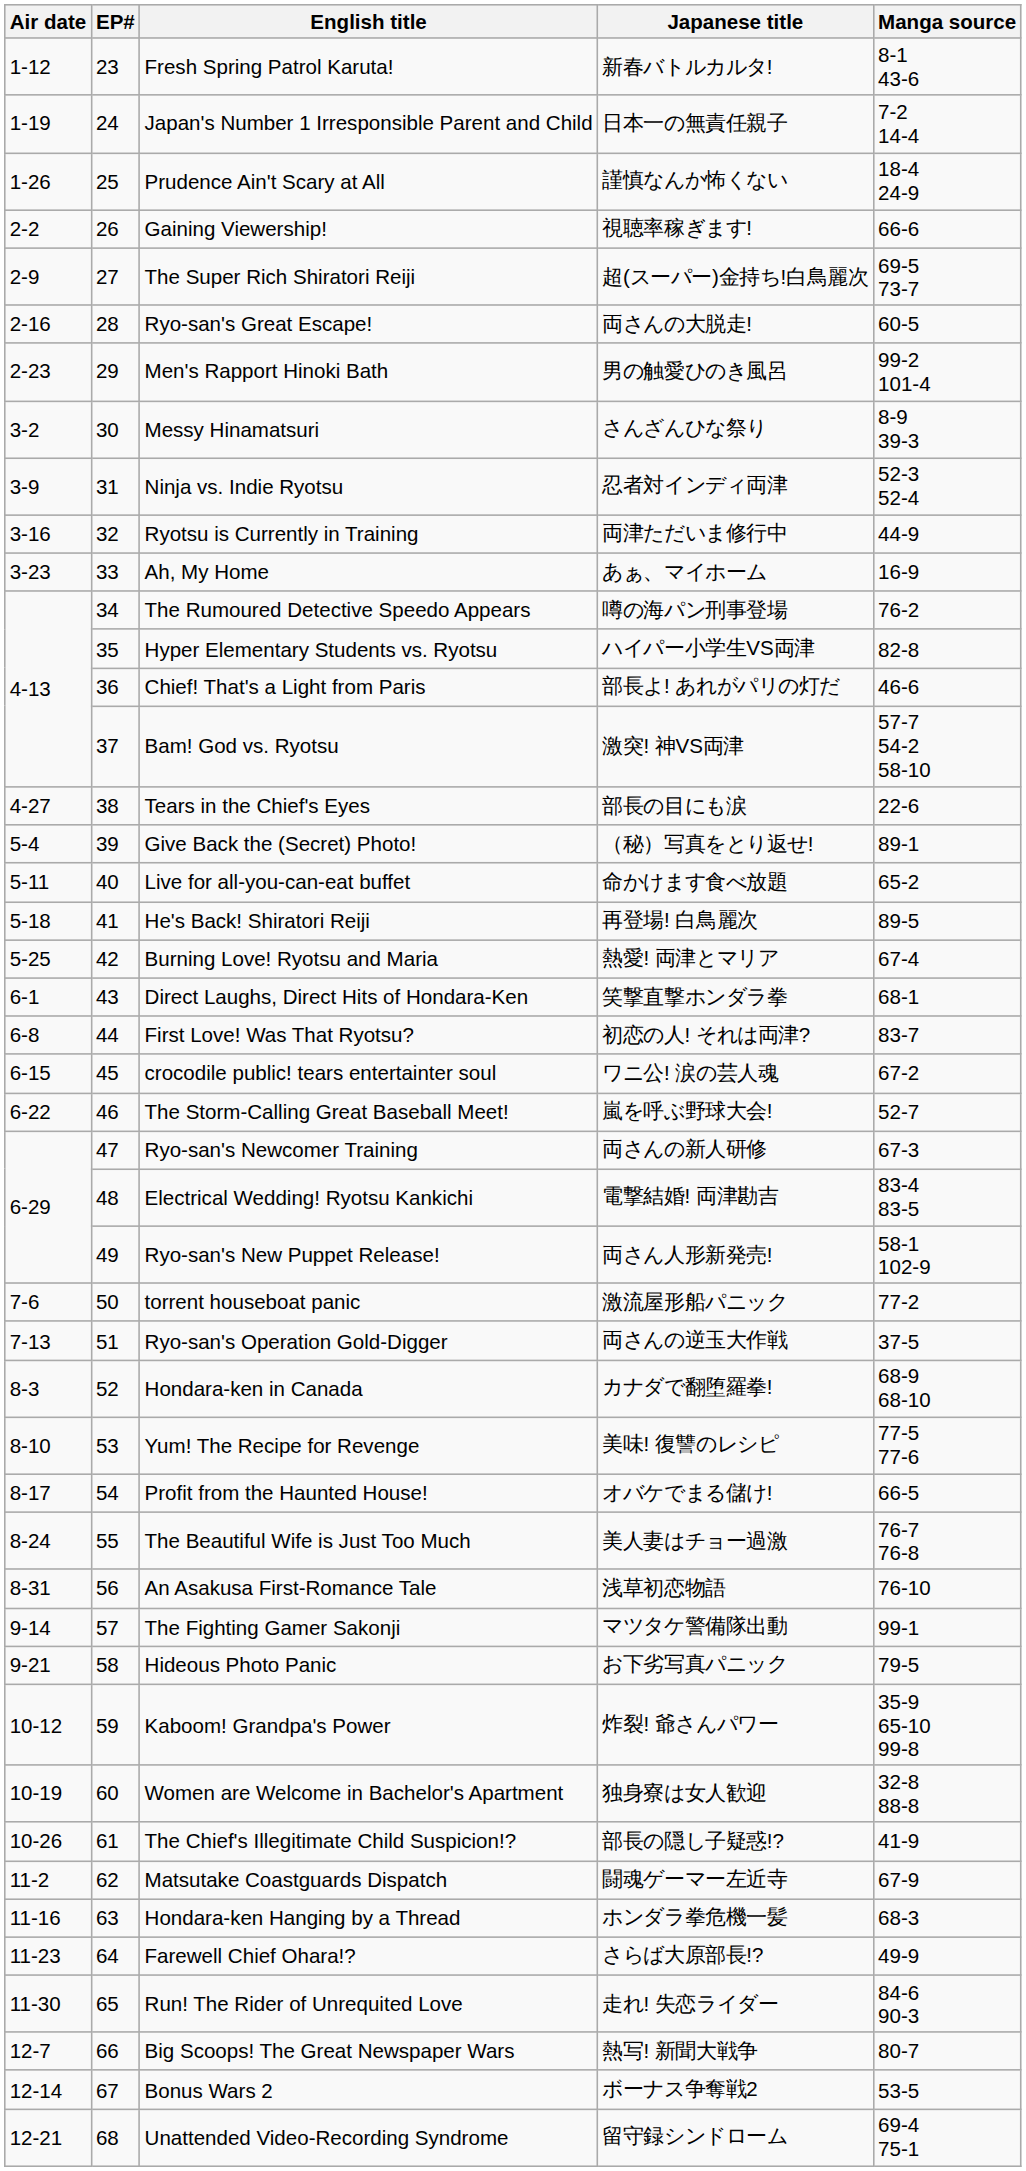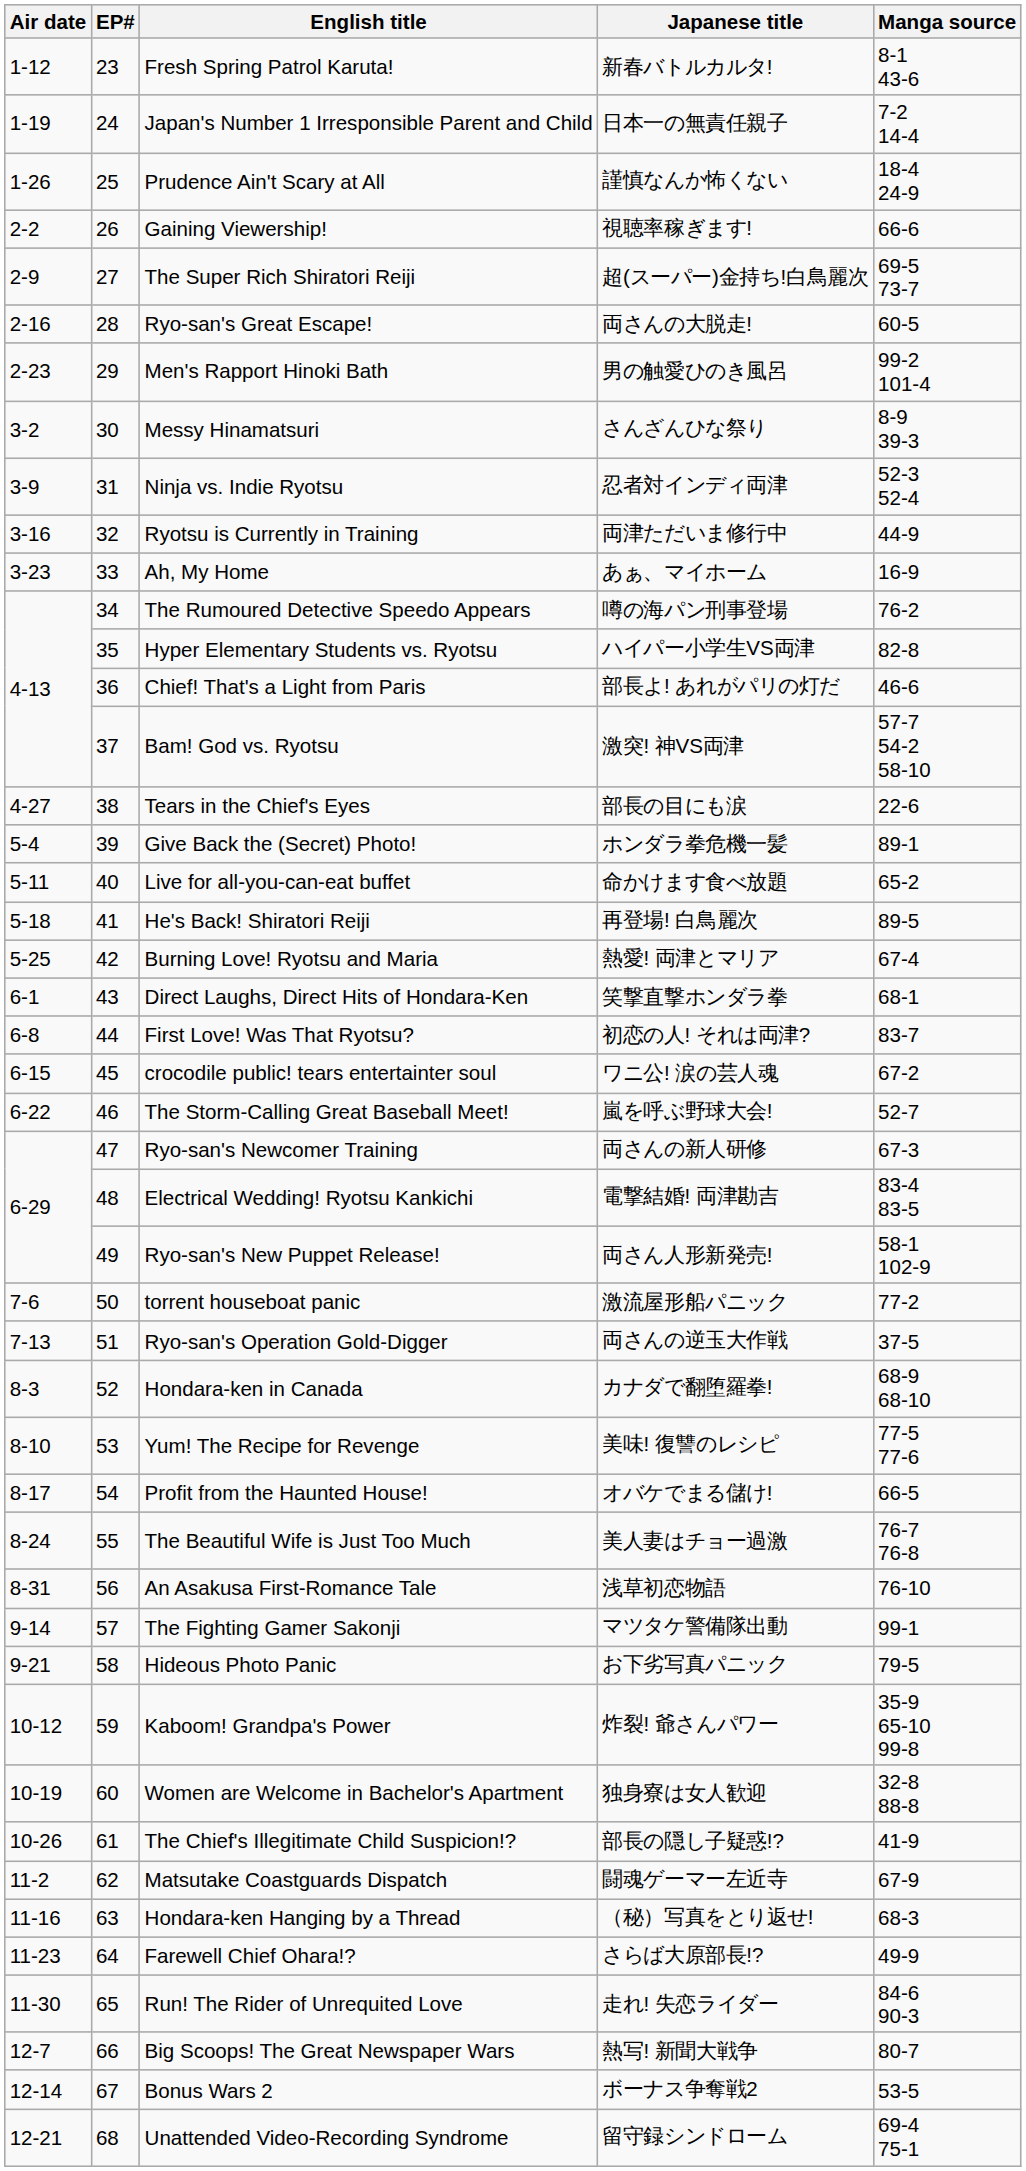(708, 843) （秘）写真をとり返せ! -> (695, 843) ホンダラ拳危機一髪
(695, 1917) ホンダラ拳危機一髪 -> (708, 1917) （秘）写真をとり返せ!
